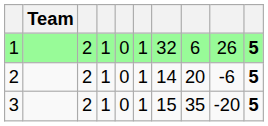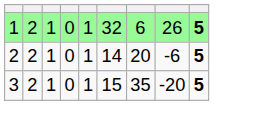- column: (50, 18)
